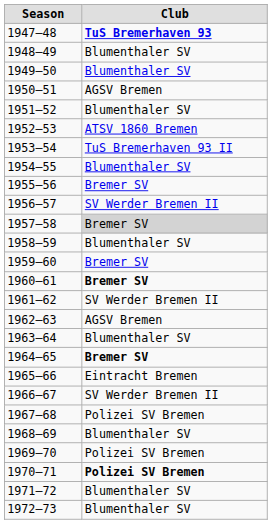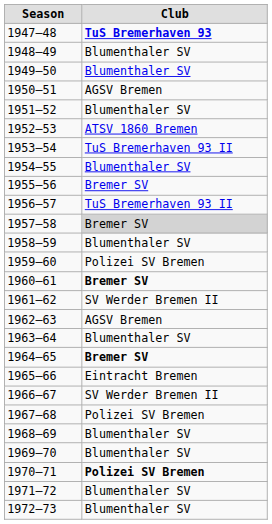(152, 205) SV Werder Bremen II -> (159, 205) TuS Bremerhaven 93 II
(117, 262) Bremer SV -> (145, 262) Polizei SV Bremen
(145, 453) Polizei SV Bremen -> (138, 453) Blumenthaler SV
